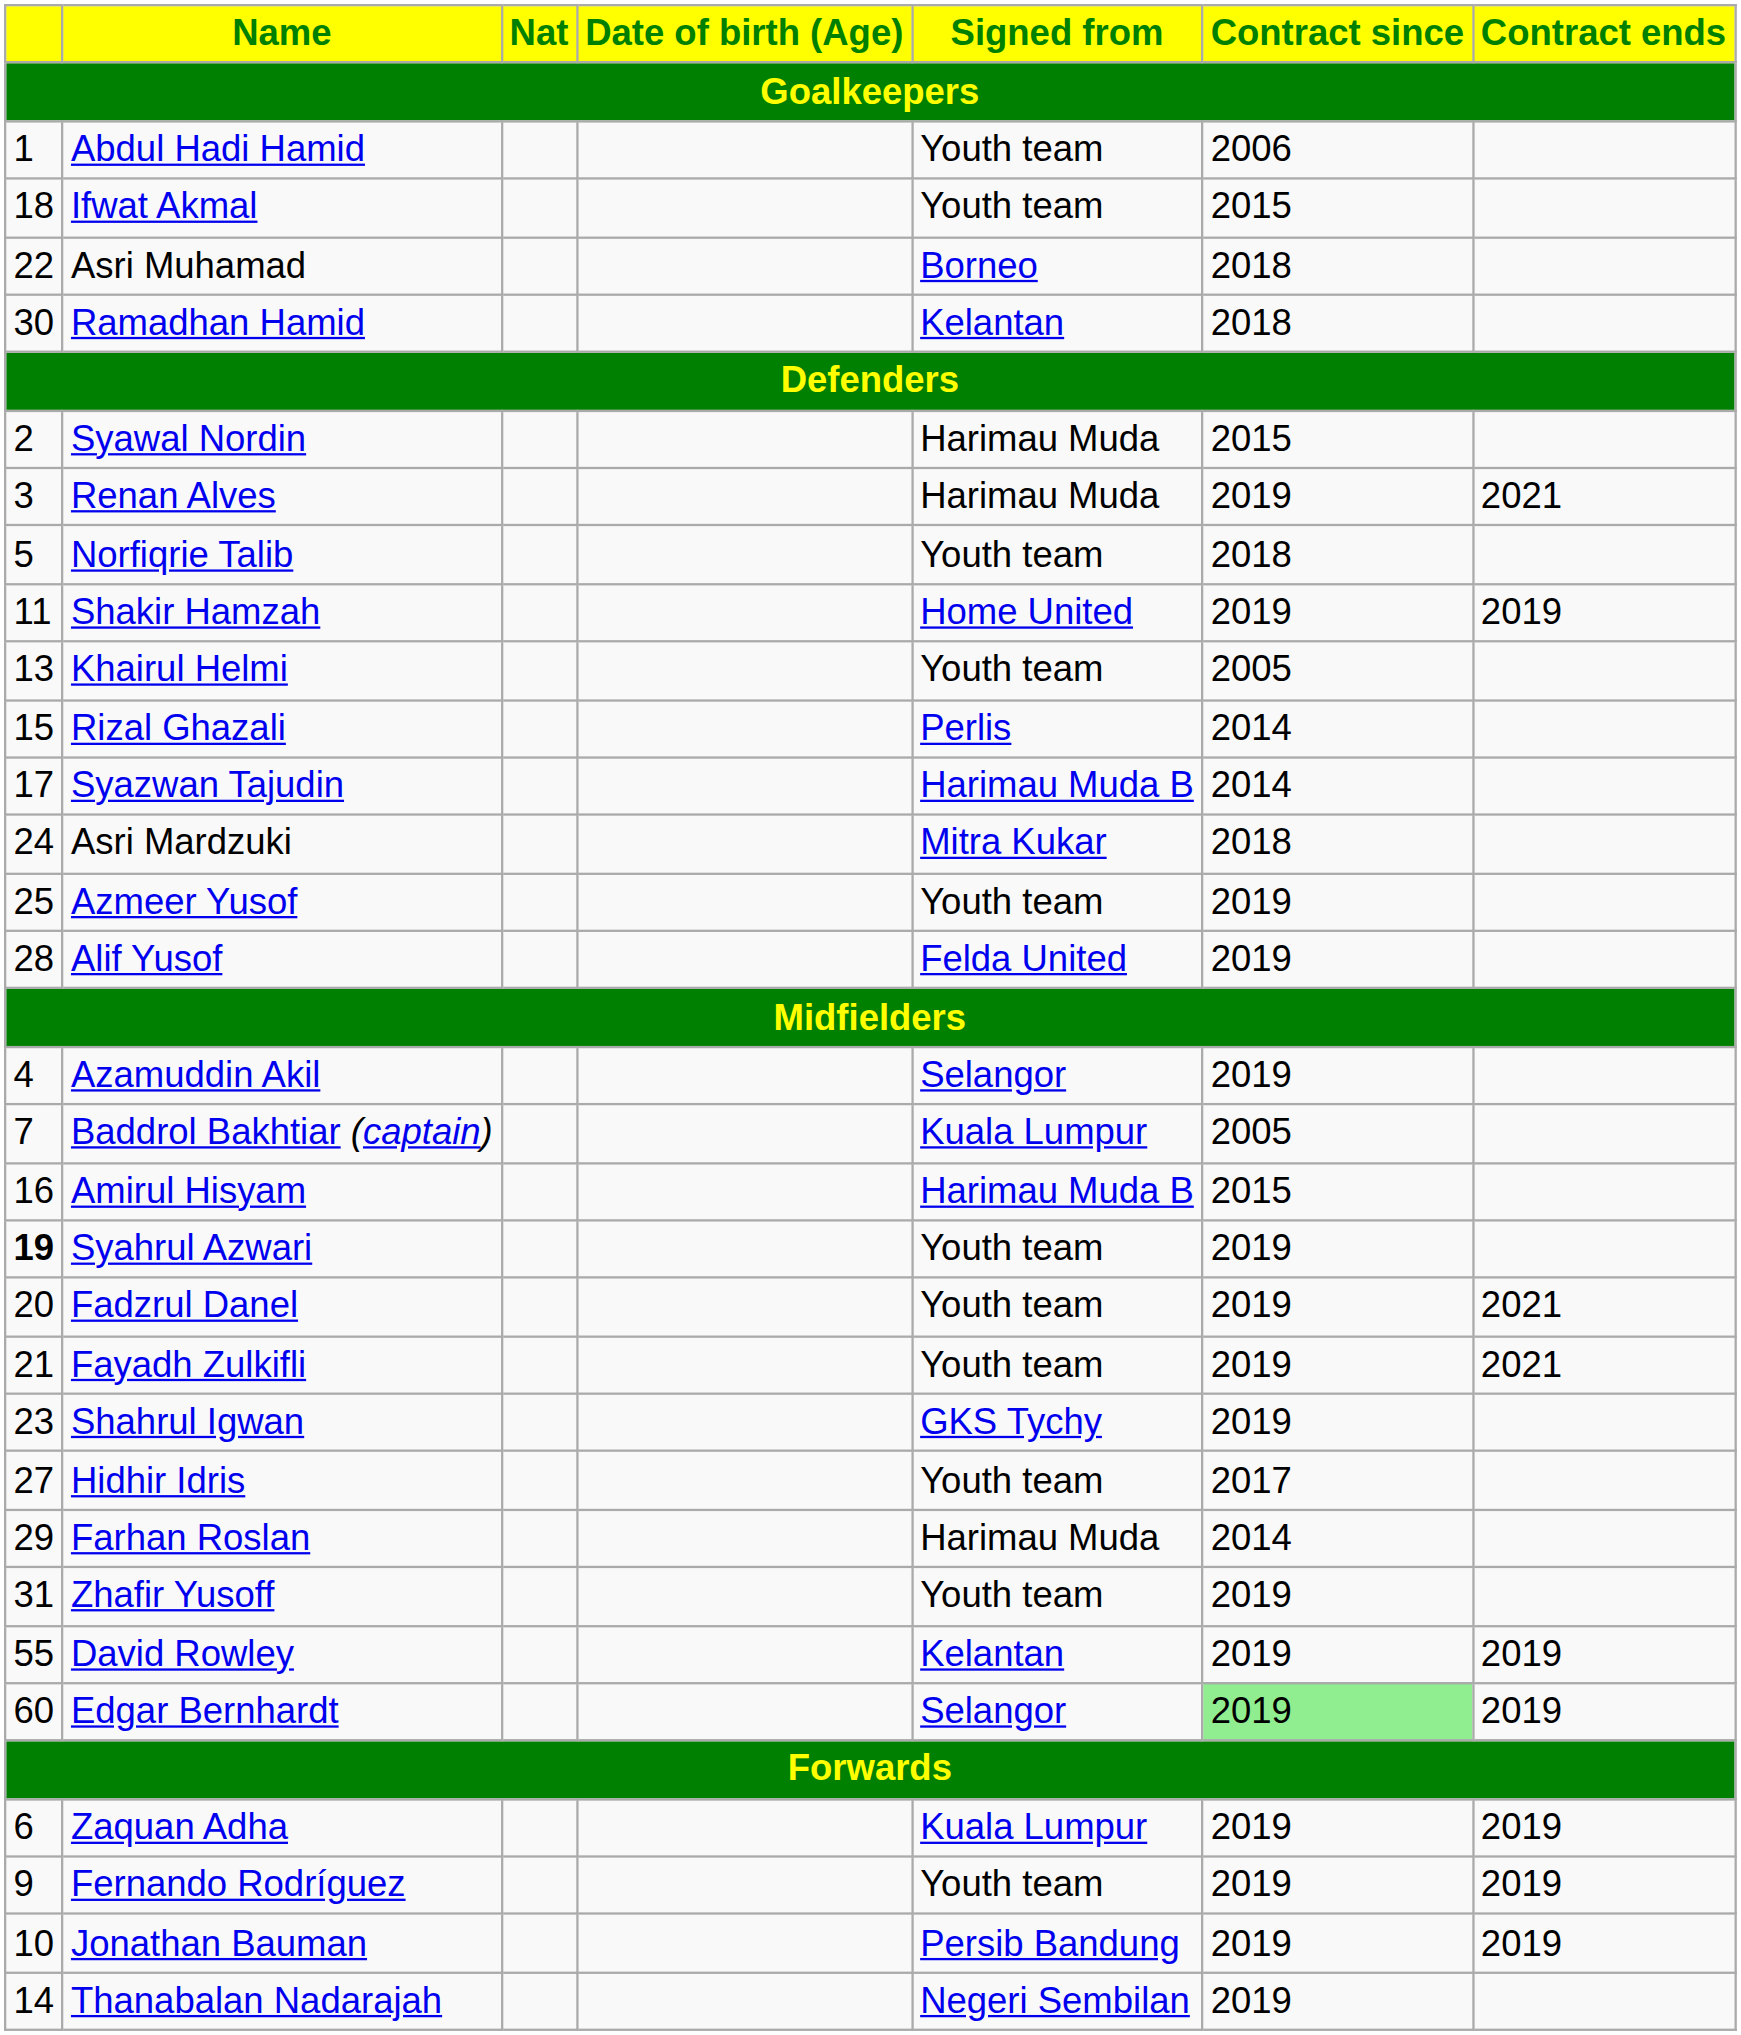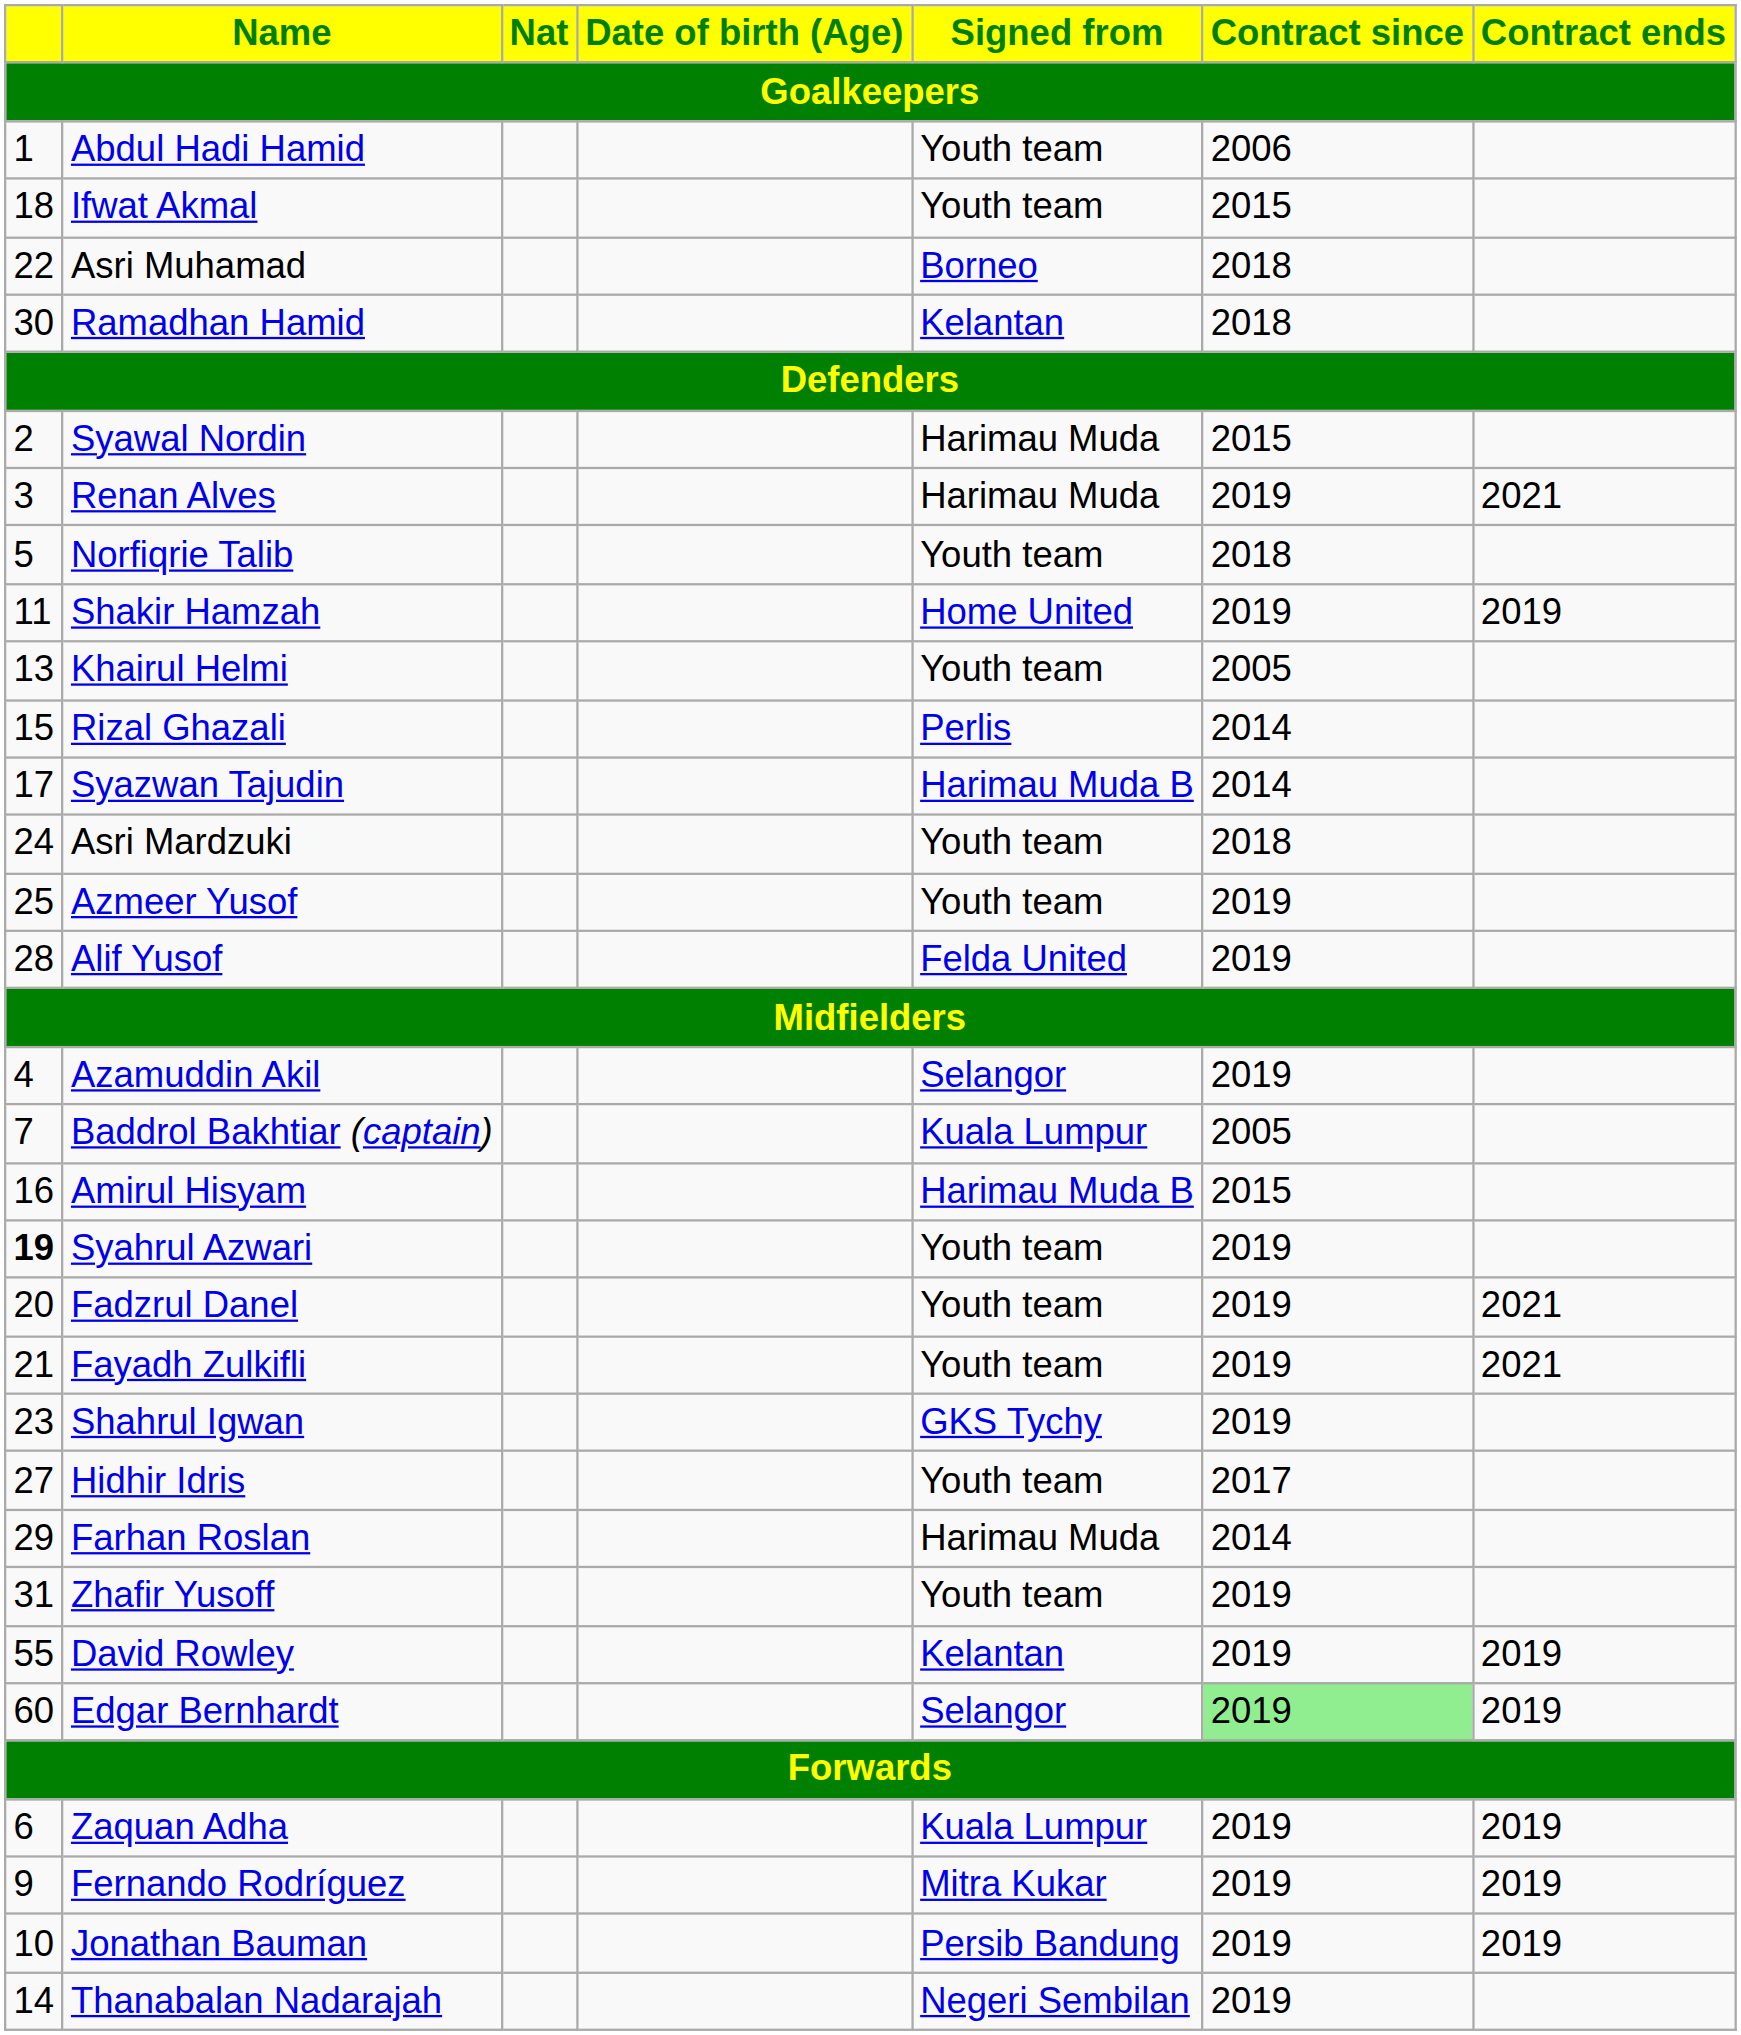(1013, 843) Mitra Kukar -> (1012, 843) Youth team
(1012, 1884) Youth team -> (1013, 1884) Mitra Kukar
